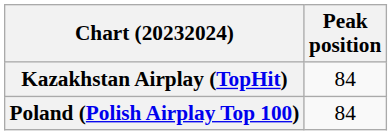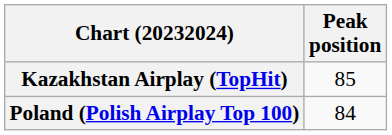(345, 79) 84 -> (345, 79) 85
